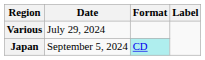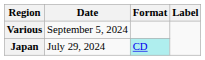(76, 30) July 29, 2024 -> (87, 30) September 5, 2024
(87, 47) September 5, 2024 -> (76, 47) July 29, 2024
